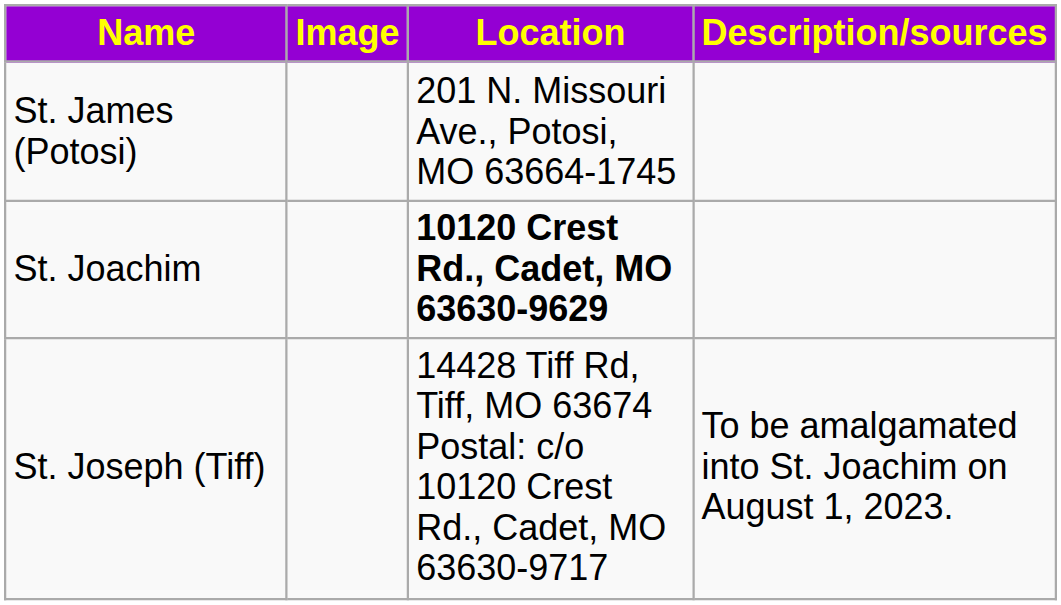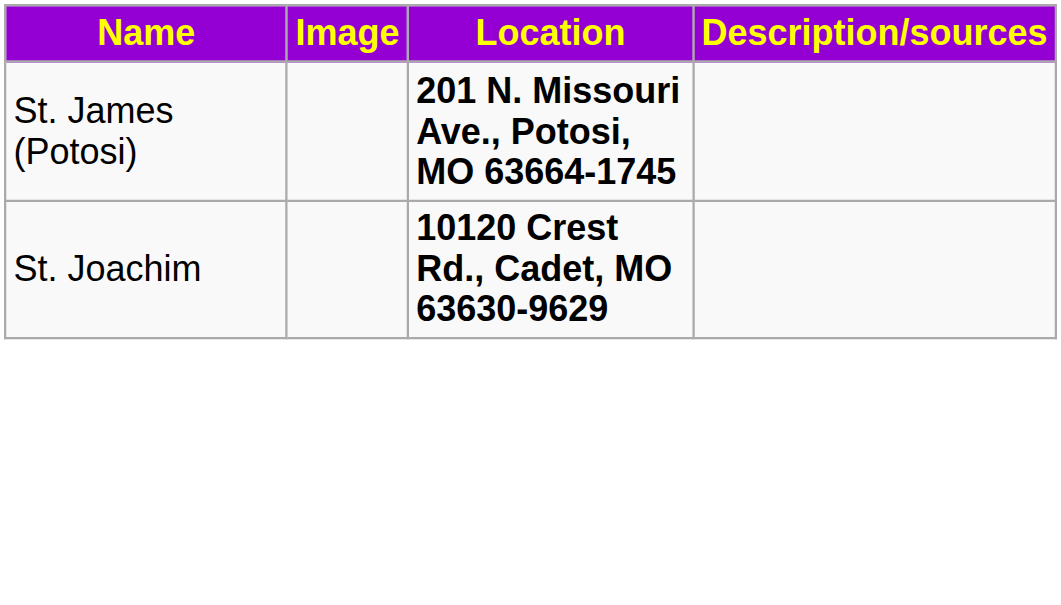(546, 130) normal -> (548, 130) bold
- row: (139, 467)
